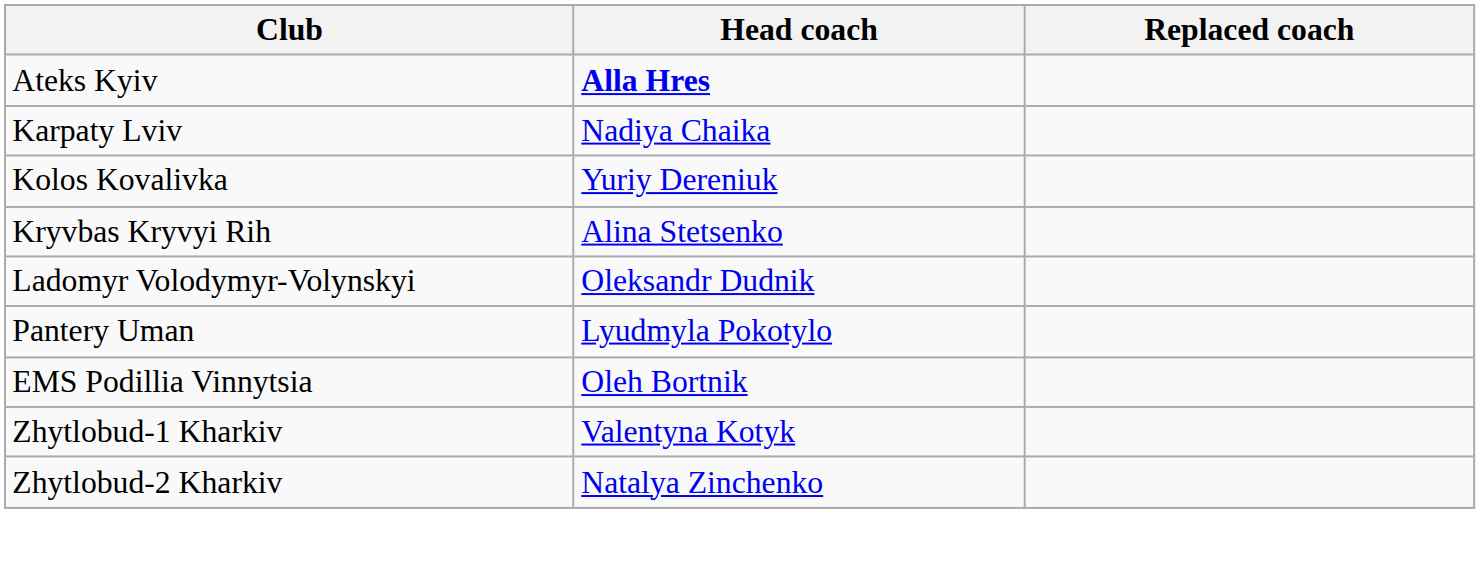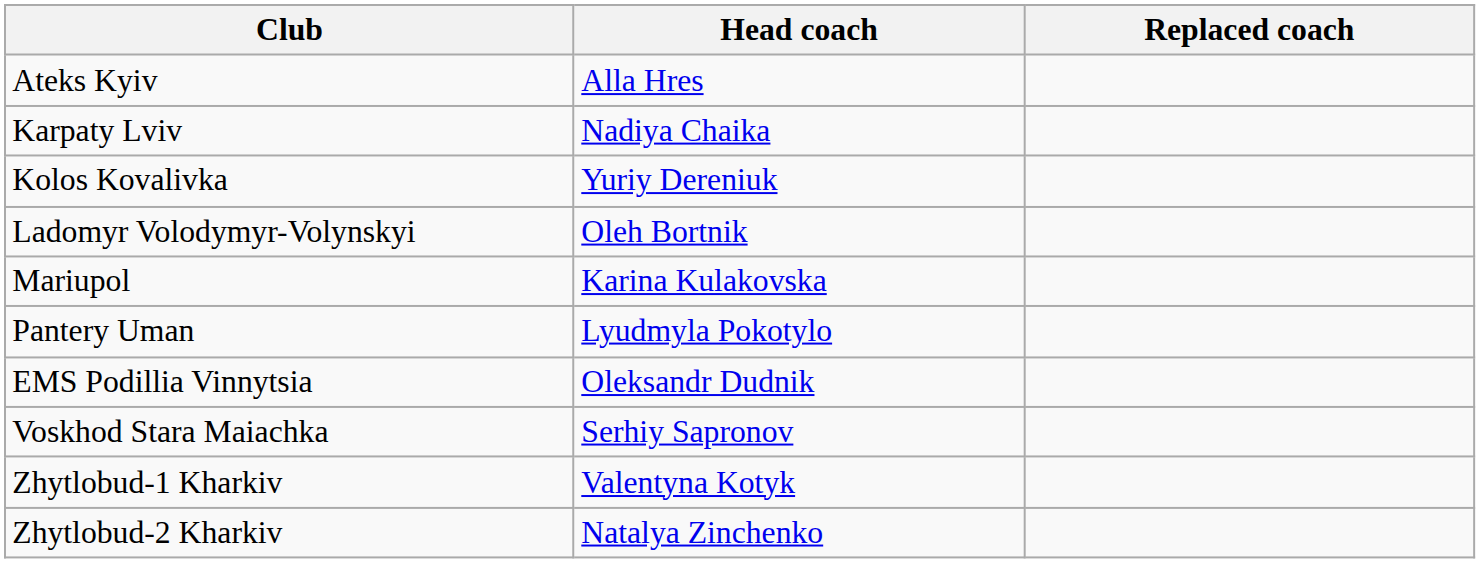(646, 79) bold -> (642, 79) normal
- row: (142, 230)
(698, 280) Oleksandr Dudnik -> (664, 230) Oleh Bortnik
+ row: (71, 280)
(664, 381) Oleh Bortnik -> (698, 381) Oleksandr Dudnik
+ row: (170, 431)
